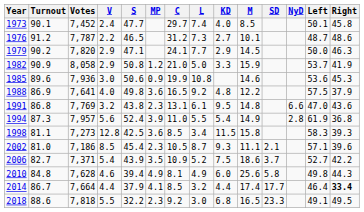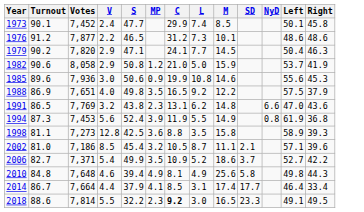- column: (226, 11)
(177, 25) 29.7 -> (177, 25) 29.9
(83, 39) 7,787 -> (83, 39) 7,877
(318, 39) 48.7 -> (293, 39) 48.6
(318, 52) 50.0 -> (293, 52) 50.4
(41, 66) 90.9 -> (41, 66) 90.6
(318, 79) 53.6 -> (293, 79) 55.6
(83, 93) 7,641 -> (83, 93) 7,651
(155, 93) 3.6 -> (155, 93) 3.5
(41, 106) 86.8 -> (41, 106) 86.5
(199, 106) 6.1 -> (199, 106) 6.2
(83, 120) 7,957 -> (83, 120) 7,453
(177, 120) 11.0 -> (177, 120) 11.9
(296, 120) 2.8 -> (272, 120) 0.8
(175, 133) 8.5 -> (175, 133) 8.8
(199, 133) 3.4 -> (199, 133) 3.5
(318, 133) 58.3 -> (293, 133) 58.9
(155, 147) 2.3 -> (155, 147) 3.2
(134, 161) 43.9 -> (134, 161) 49.9
(83, 174) 7,628 -> (83, 174) 7,648
(199, 188) 3.2 -> (199, 188) 3.1
(342, 188) bold -> (318, 188) normal
(83, 201) 7,818 -> (83, 201) 7,814
(175, 201) normal -> (175, 201) bold
